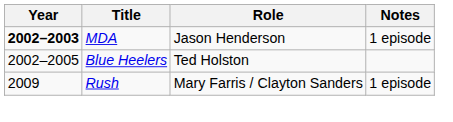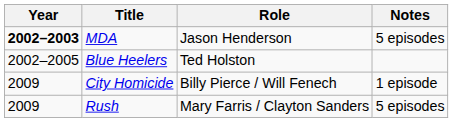(400, 38) 1 episode -> (410, 38) 5 episodes
+ row: (129, 83)
(400, 83) 1 episode -> (410, 106) 5 episodes
